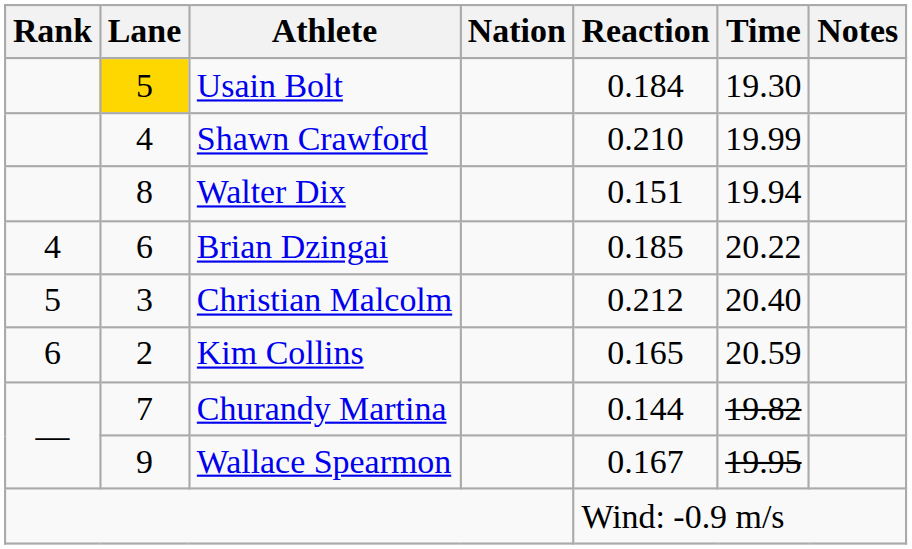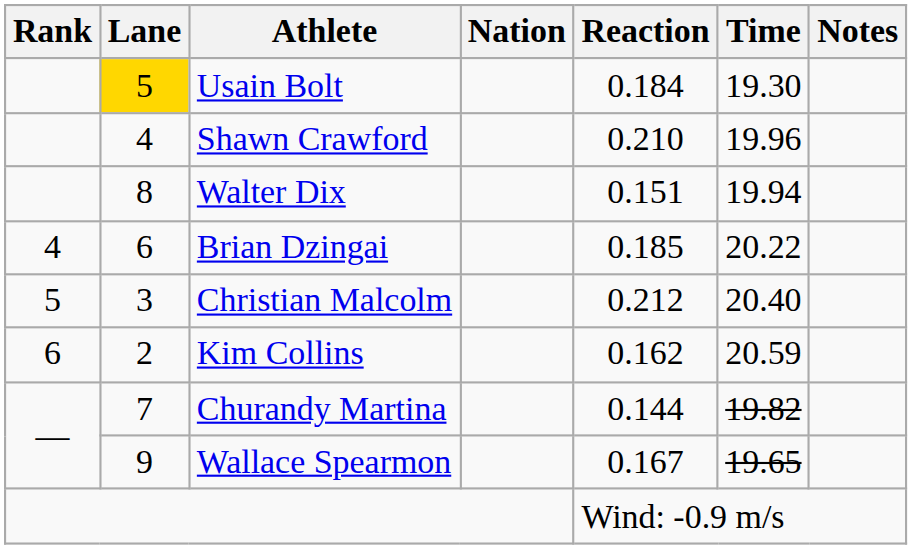(763, 138) 19.99 -> (763, 138) 19.96
(646, 354) 0.165 -> (646, 354) 0.162
(763, 461) 19.95 -> (763, 461) 19.65
